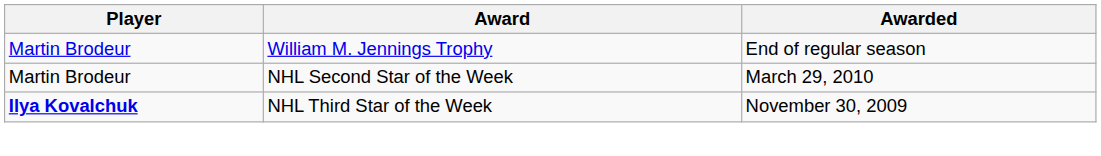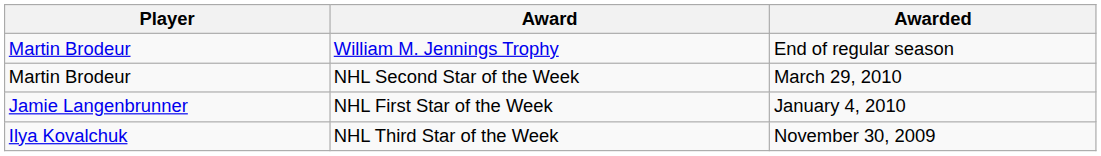+ row: (443, 106)
(73, 106) bold -> (68, 135) normal
